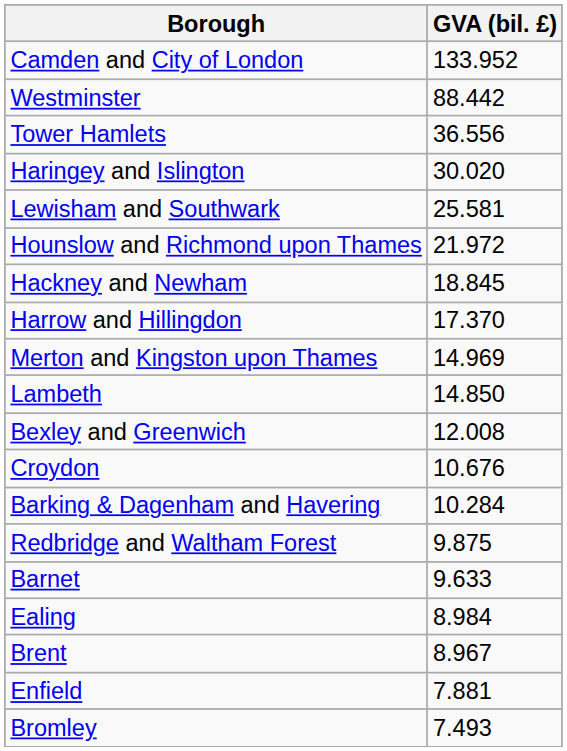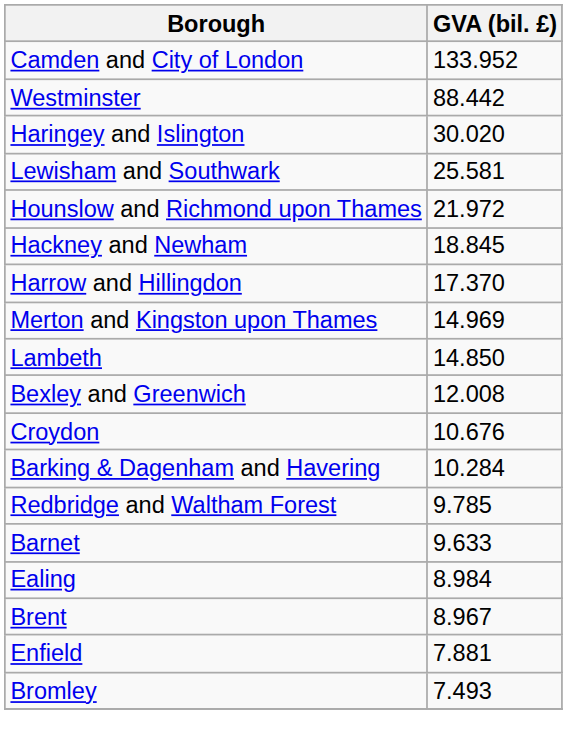- row: (88, 134)
(462, 542) 9.875 -> (462, 505) 9.785
